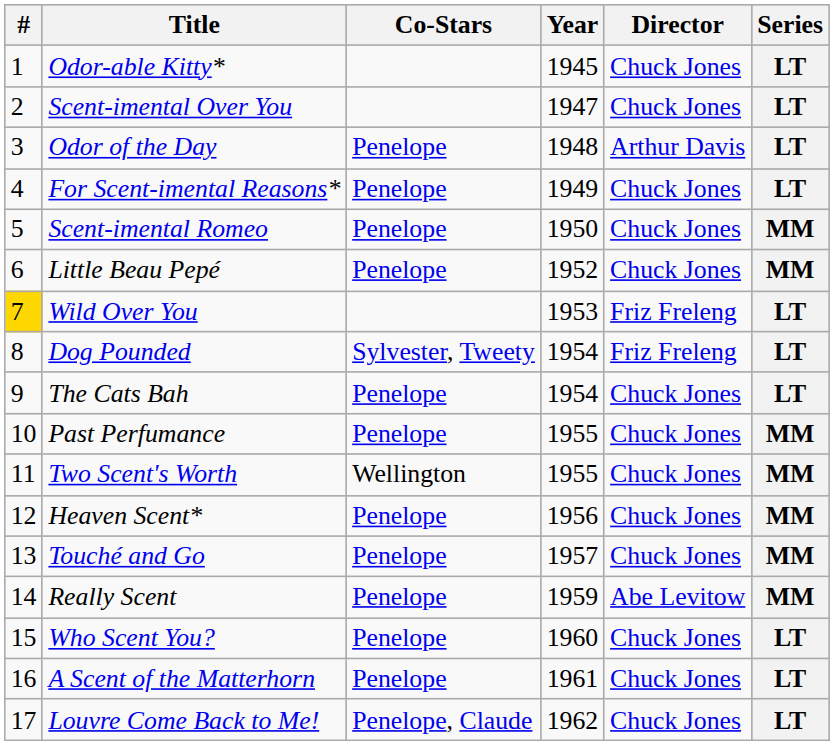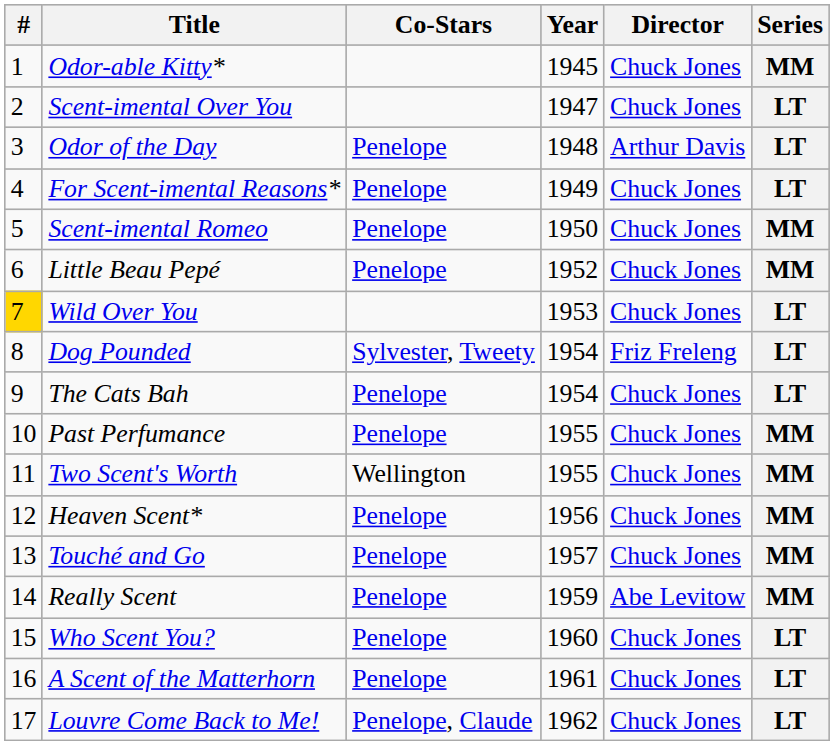(790, 65) LT -> (790, 65) MM
(673, 310) Friz Freleng -> (676, 310) Chuck Jones
